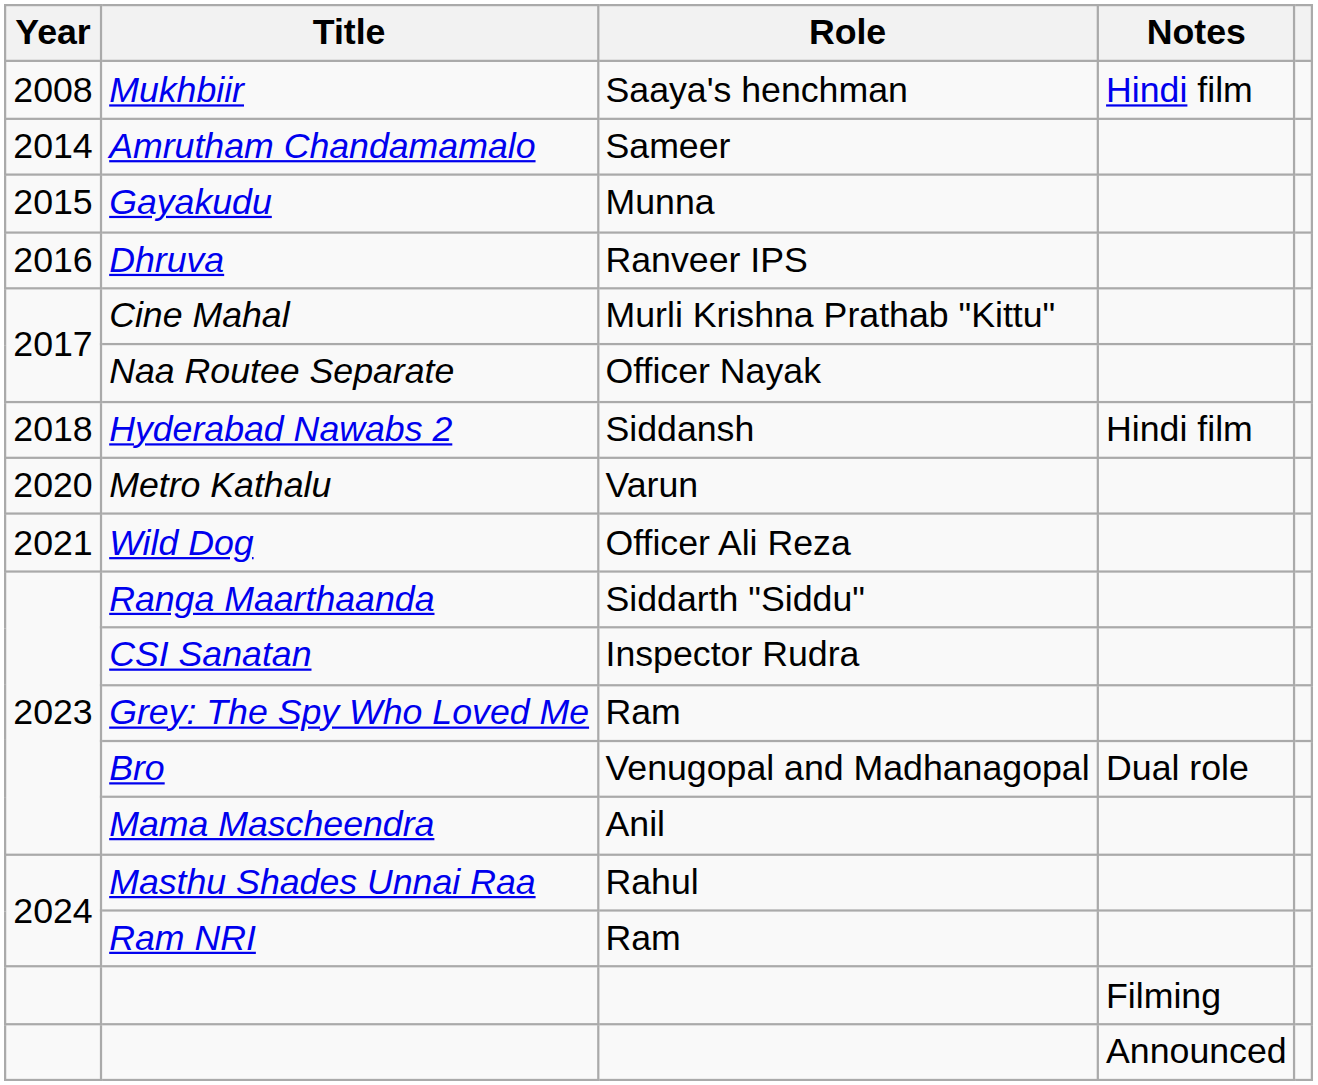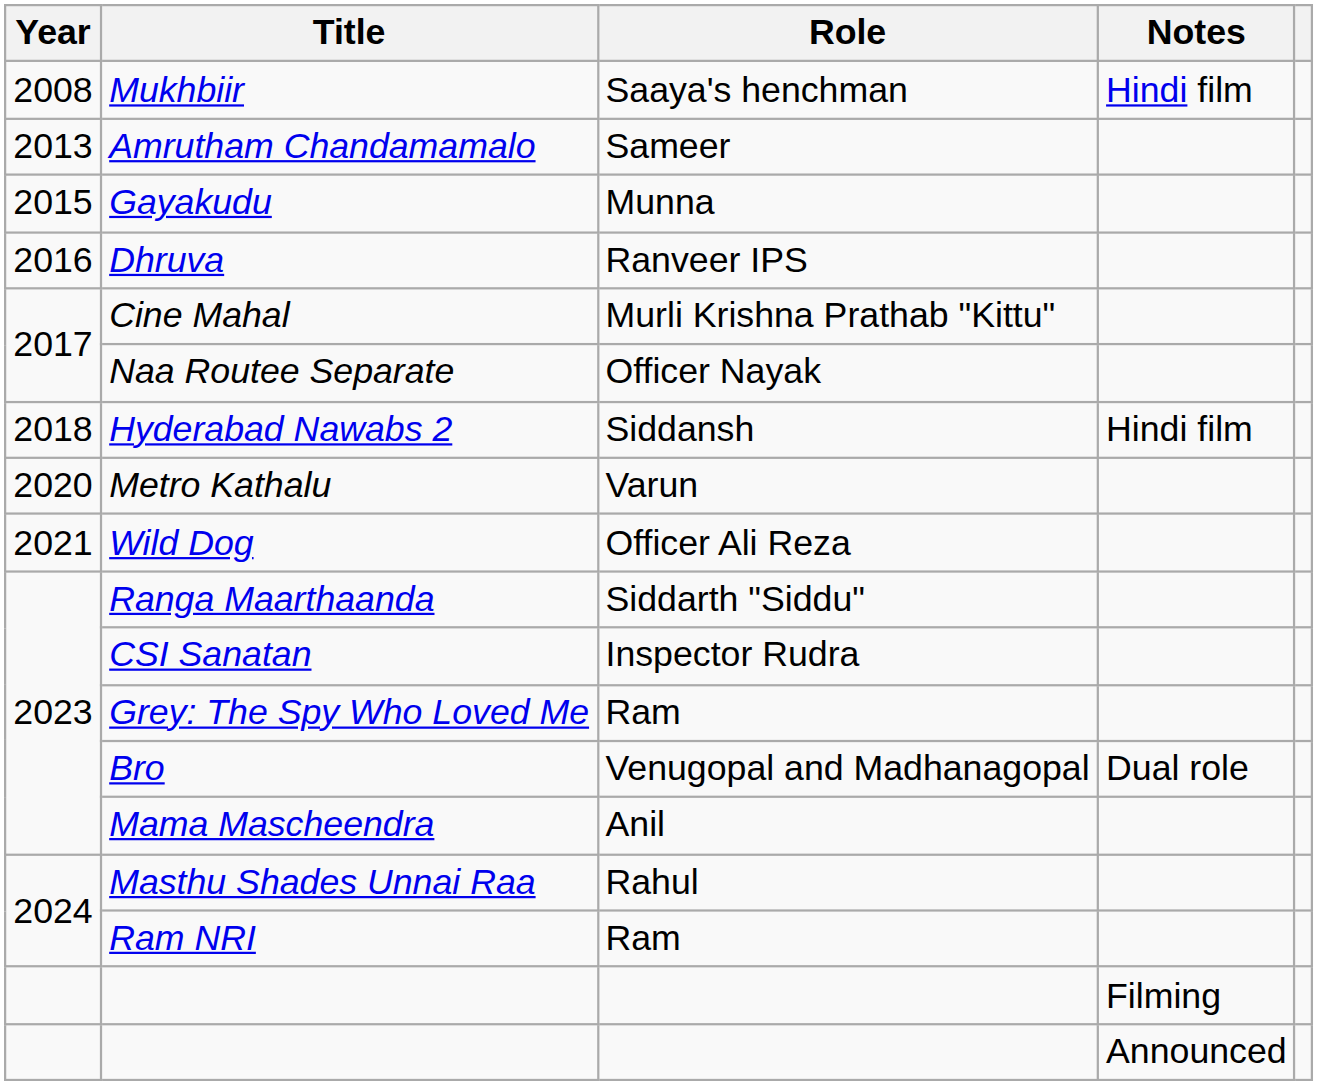(53, 145) 2014 -> (53, 145) 2013
